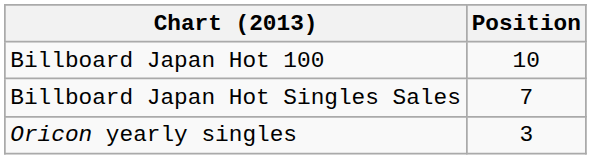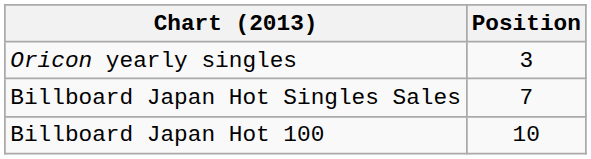rows swapped: (167, 60) <-> (154, 135)
